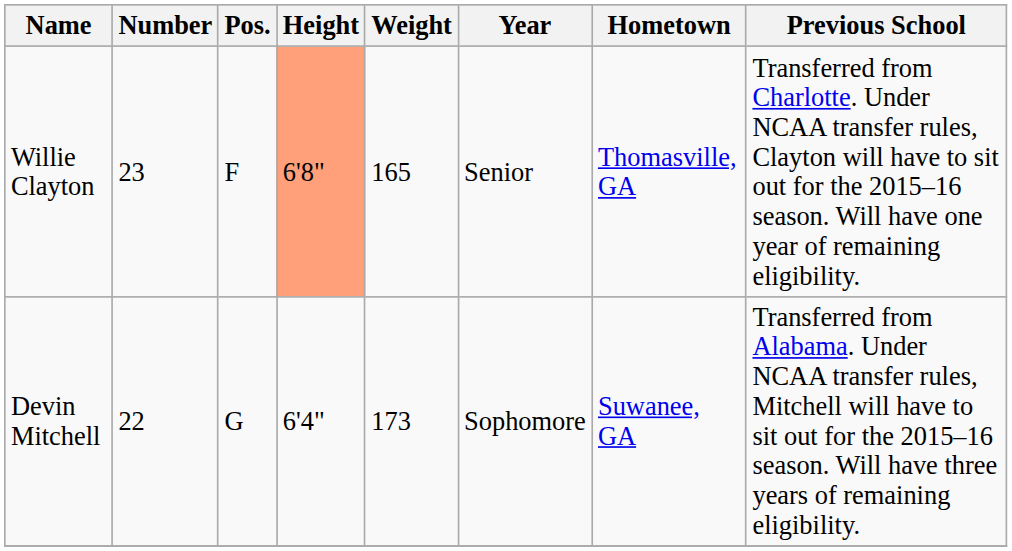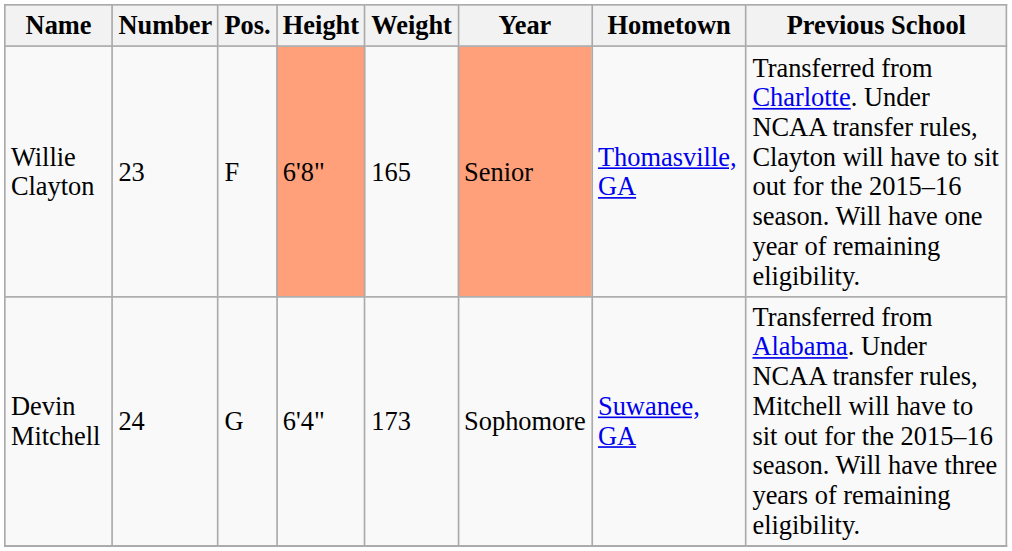(499, 171) no background -> (499, 171) lightsalmon background
(132, 421) 22 -> (132, 421) 24
